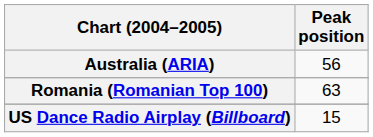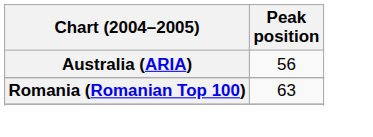- row: (149, 117)
